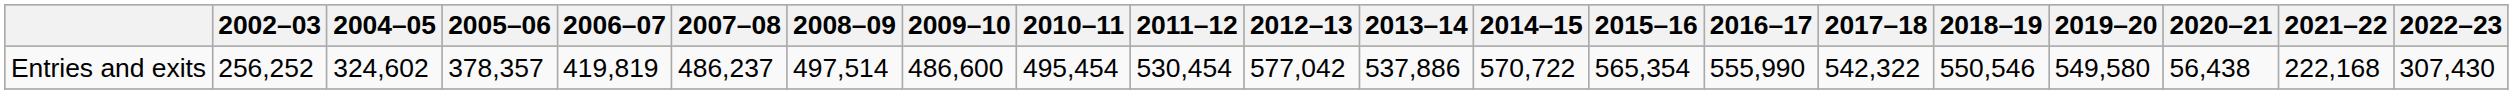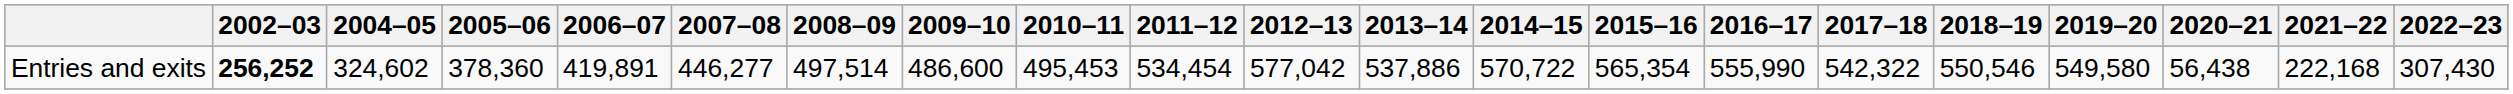(266, 67) normal -> (266, 67) bold
(496, 67) 378,357 -> (496, 67) 378,360
(611, 67) 419,819 -> (611, 67) 419,891
(726, 67) 486,237 -> (726, 67) 446,277
(1071, 67) 495,454 -> (1071, 67) 495,453
(1184, 67) 530,454 -> (1184, 67) 534,454
